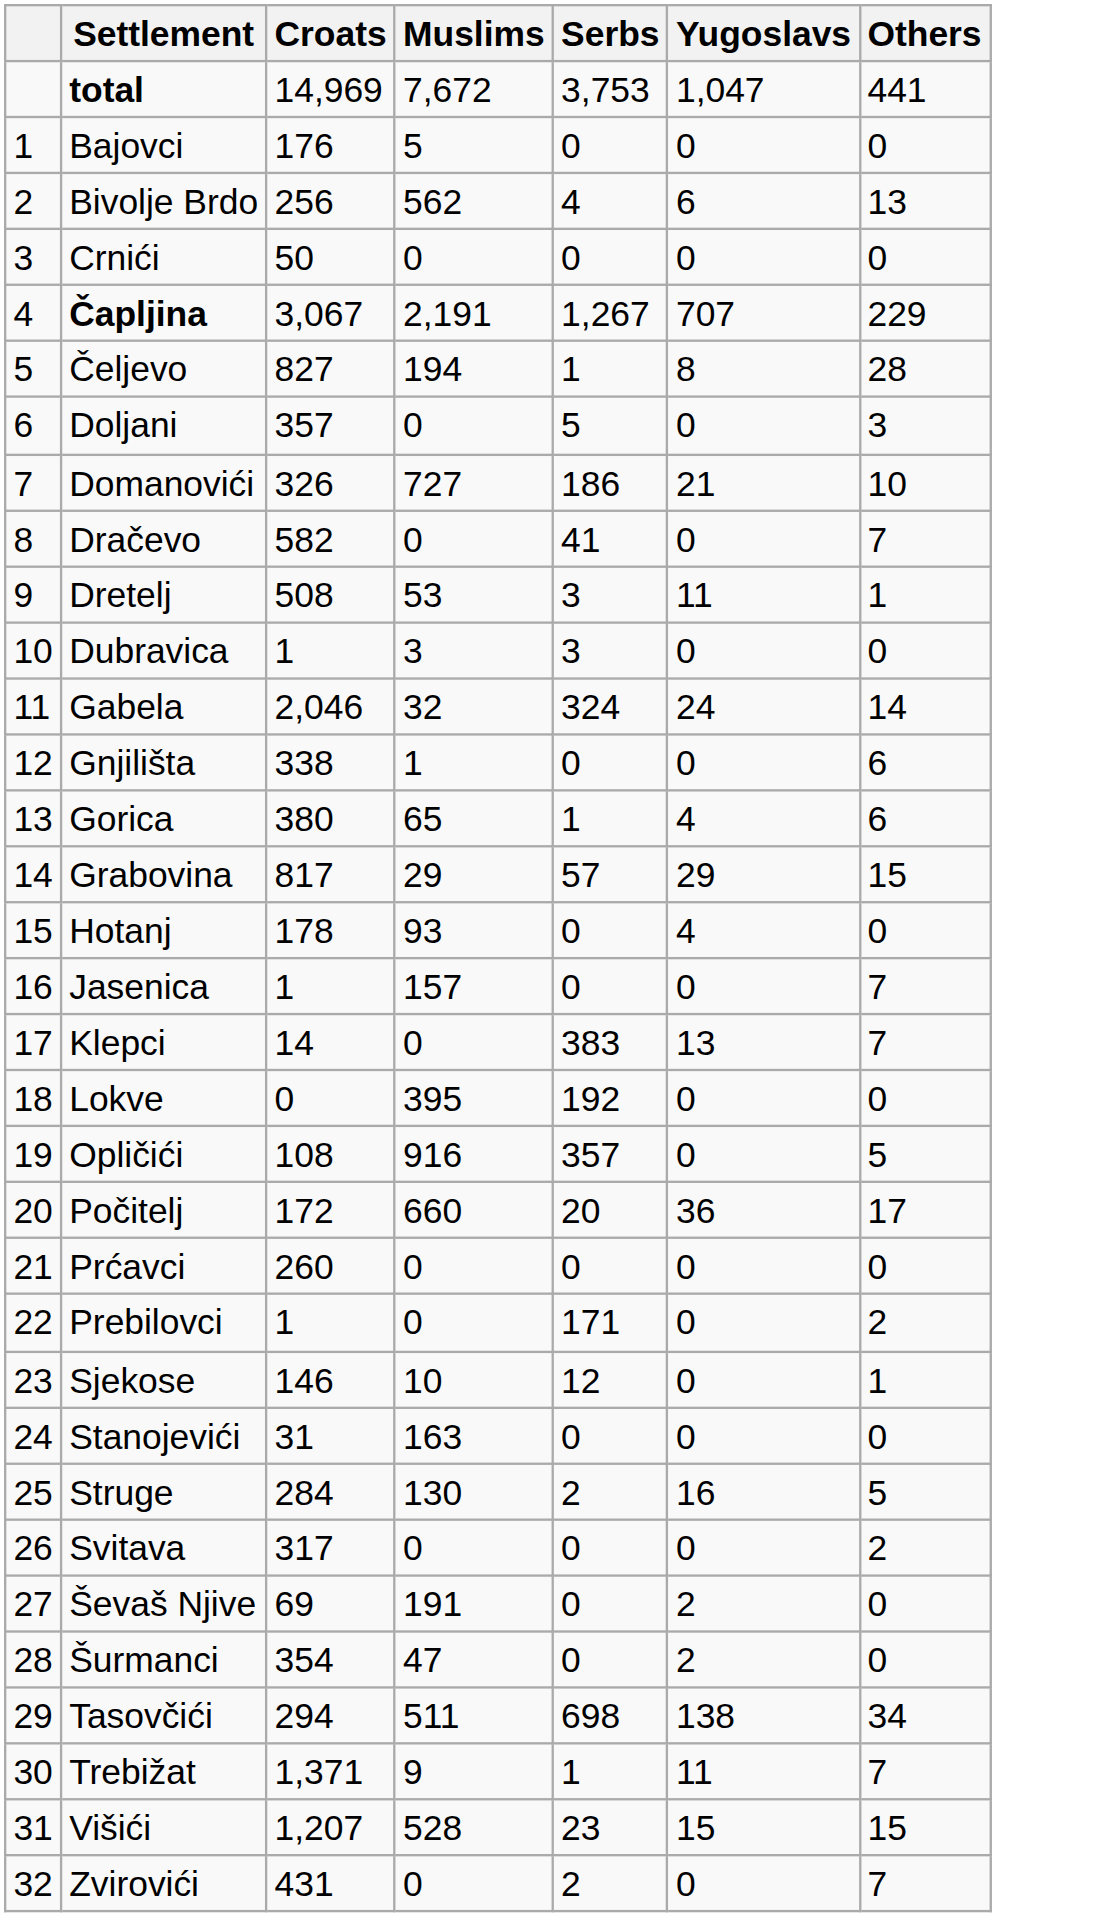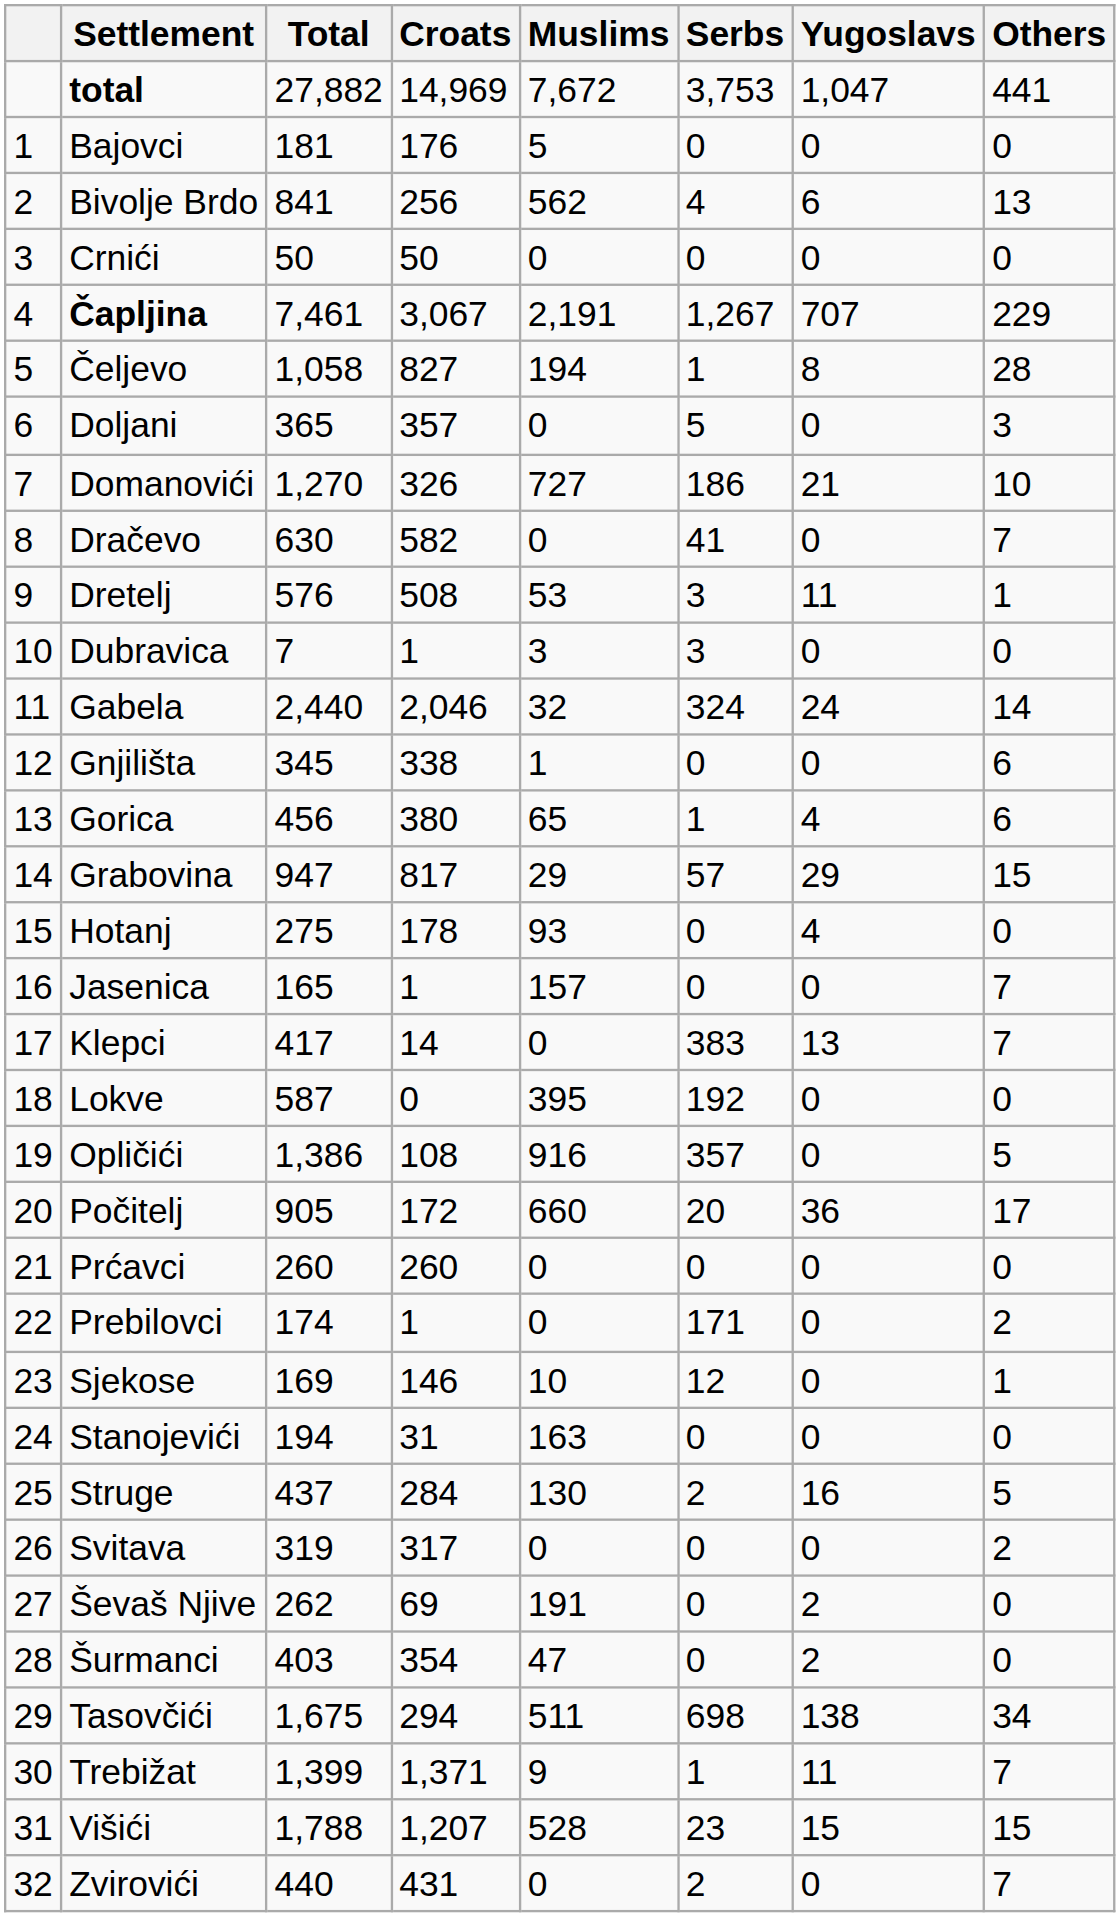+ column: (329, 33)
